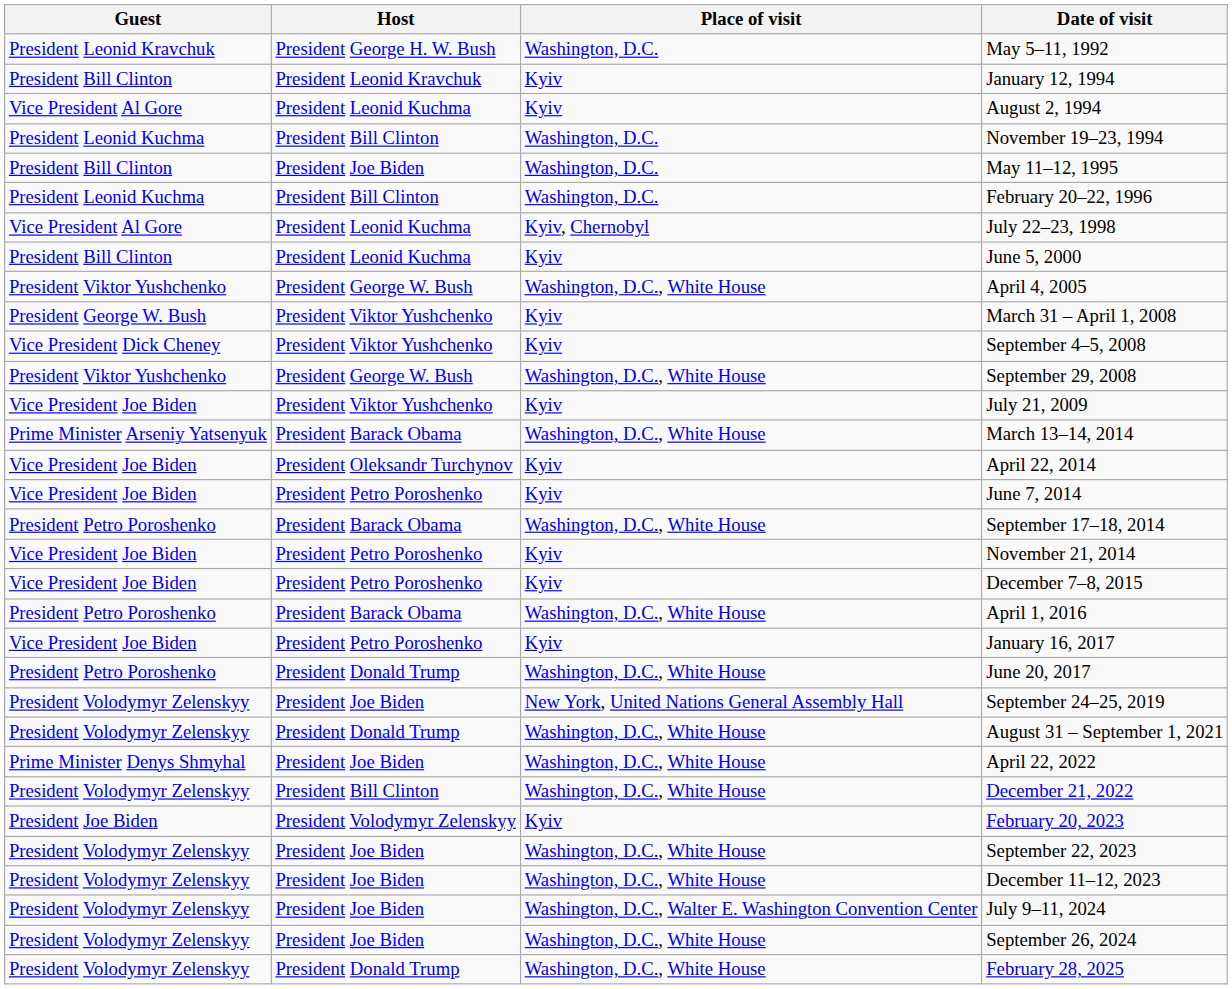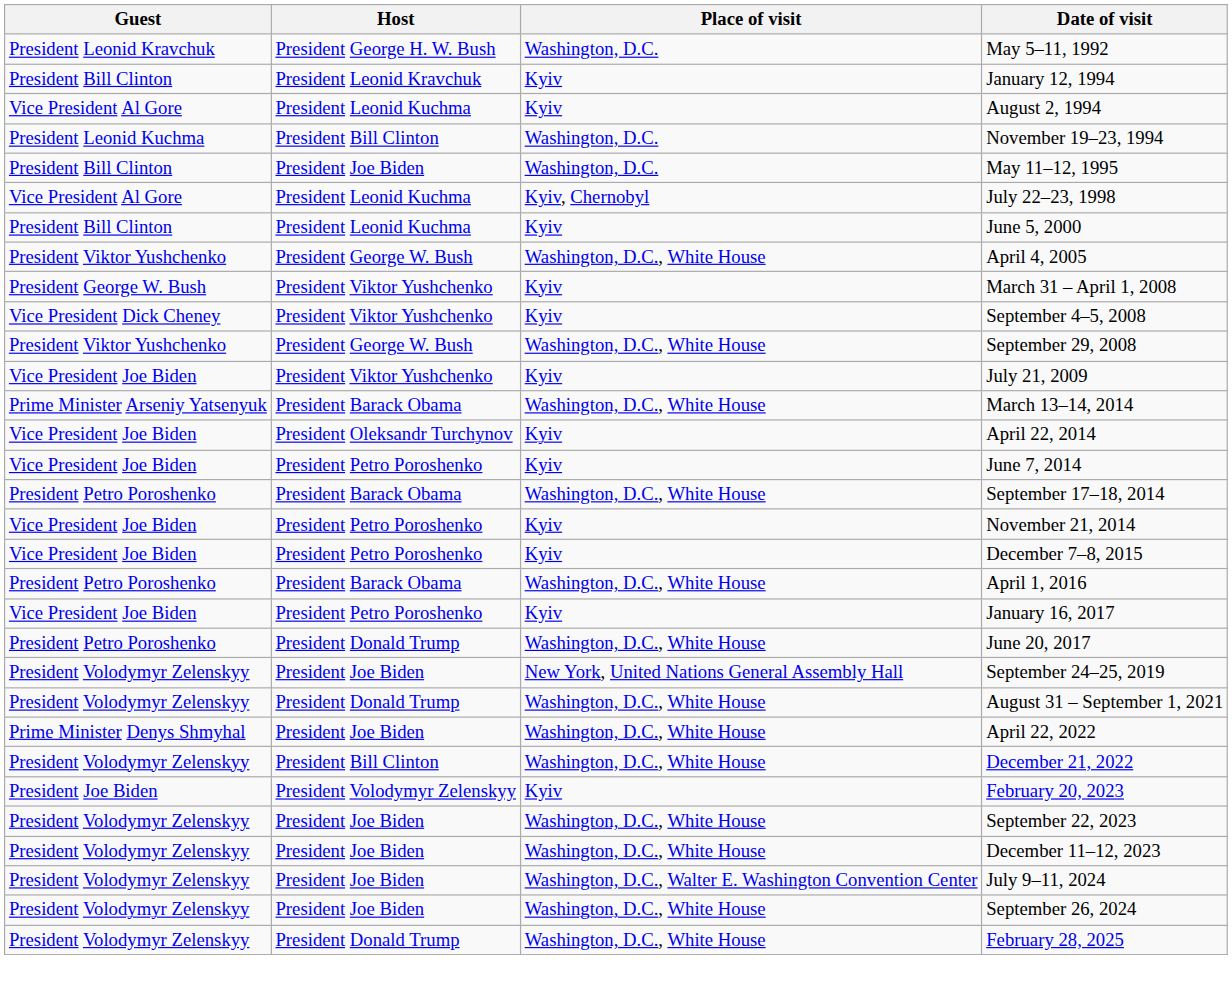- row: (1069, 197)
